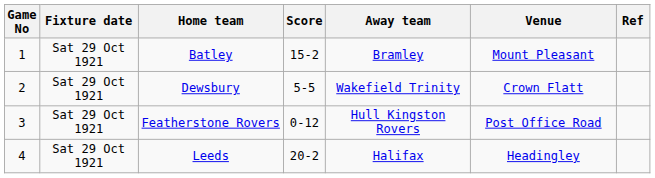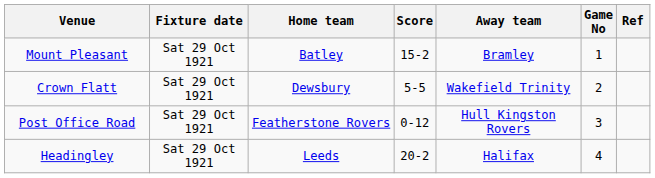columns swapped: (22, 21) <-> (543, 21)
